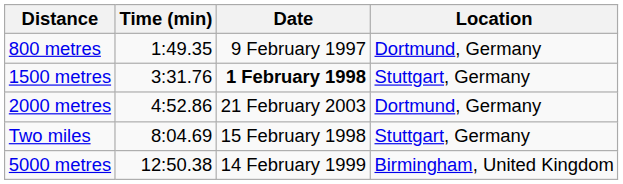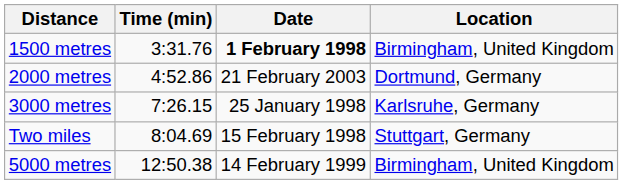- row: (55, 48)
(452, 77) Stuttgart, Germany -> (494, 48) Birmingham, United Kingdom
+ row: (60, 106)
